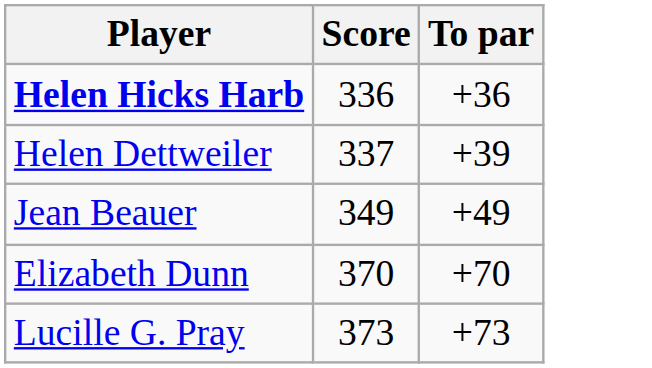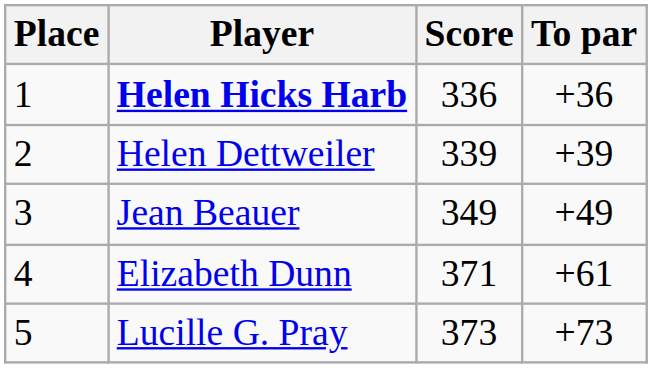+ column: (57, 34)
(366, 153) 337 -> (469, 153) 339
(366, 272) 370 -> (469, 272) 371
(481, 272) +70 -> (584, 272) +61
